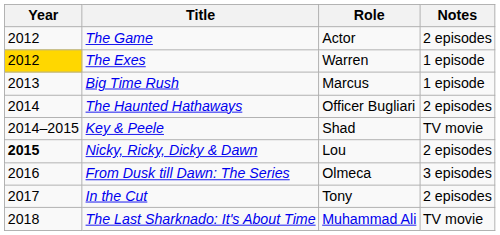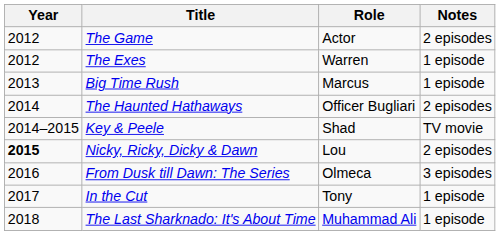(24, 60) gold background -> (24, 60) no background
(457, 196) 2 episodes -> (454, 196) 1 episode
(453, 219) TV movie -> (454, 219) 1 episode
